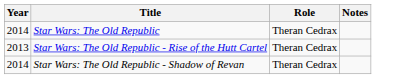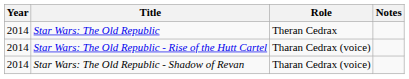(18, 47) 2013 -> (18, 47) 2014
(305, 47) Theran Cedrax -> (321, 47) Tharan Cedrax (voice)
(305, 64) Theran Cedrax -> (321, 64) Tharan Cedrax (voice)
